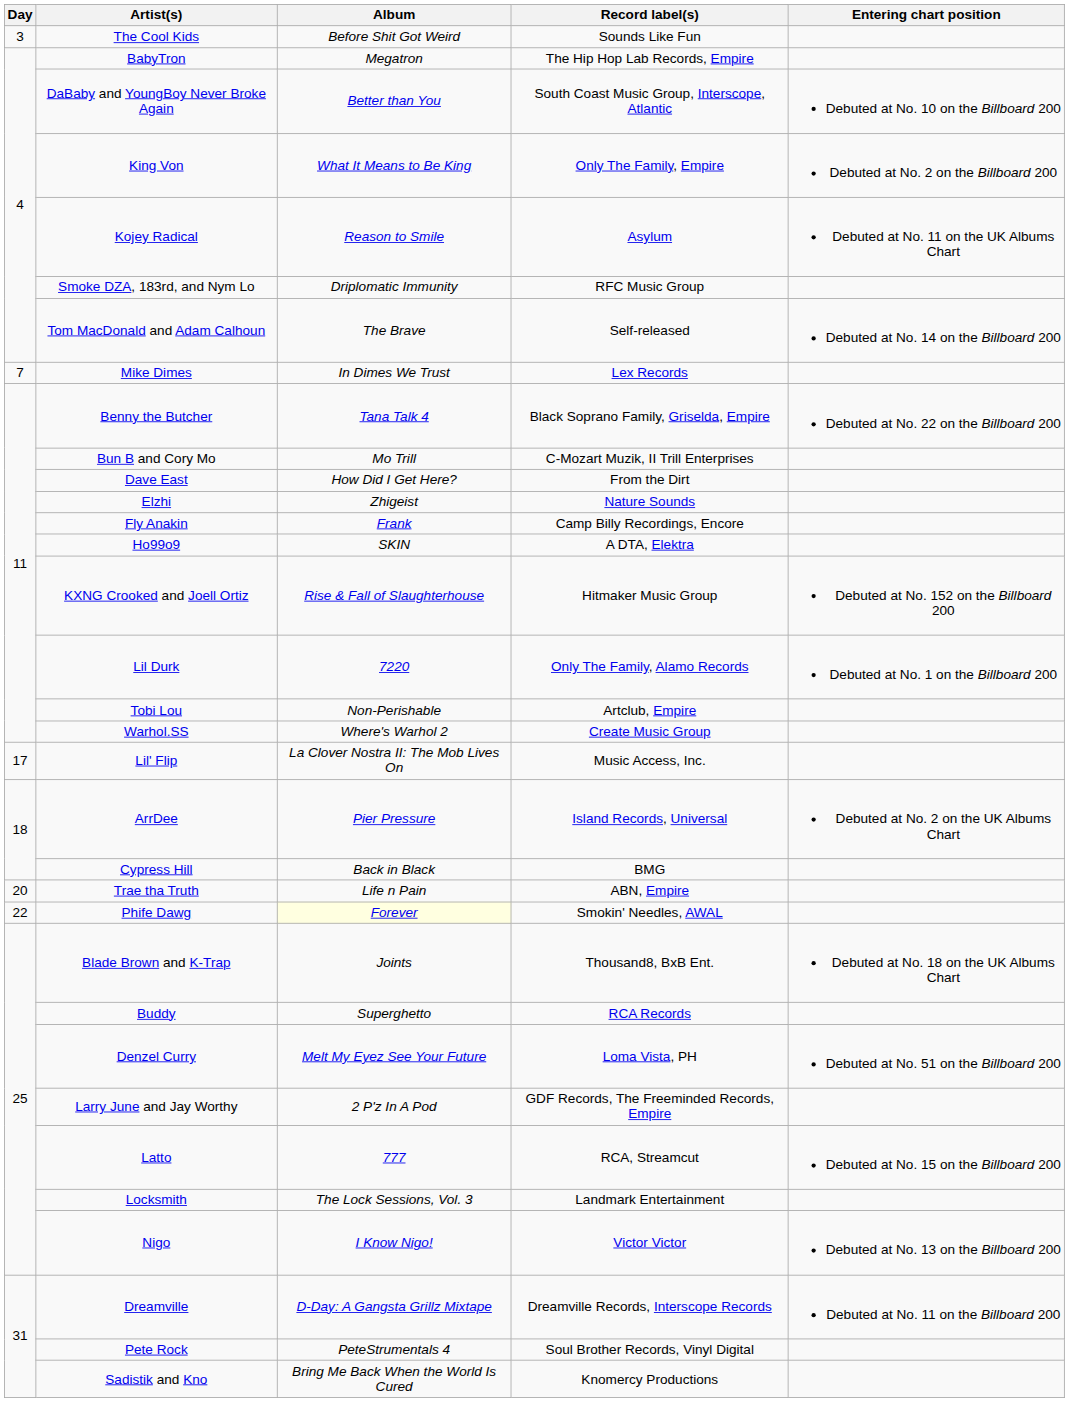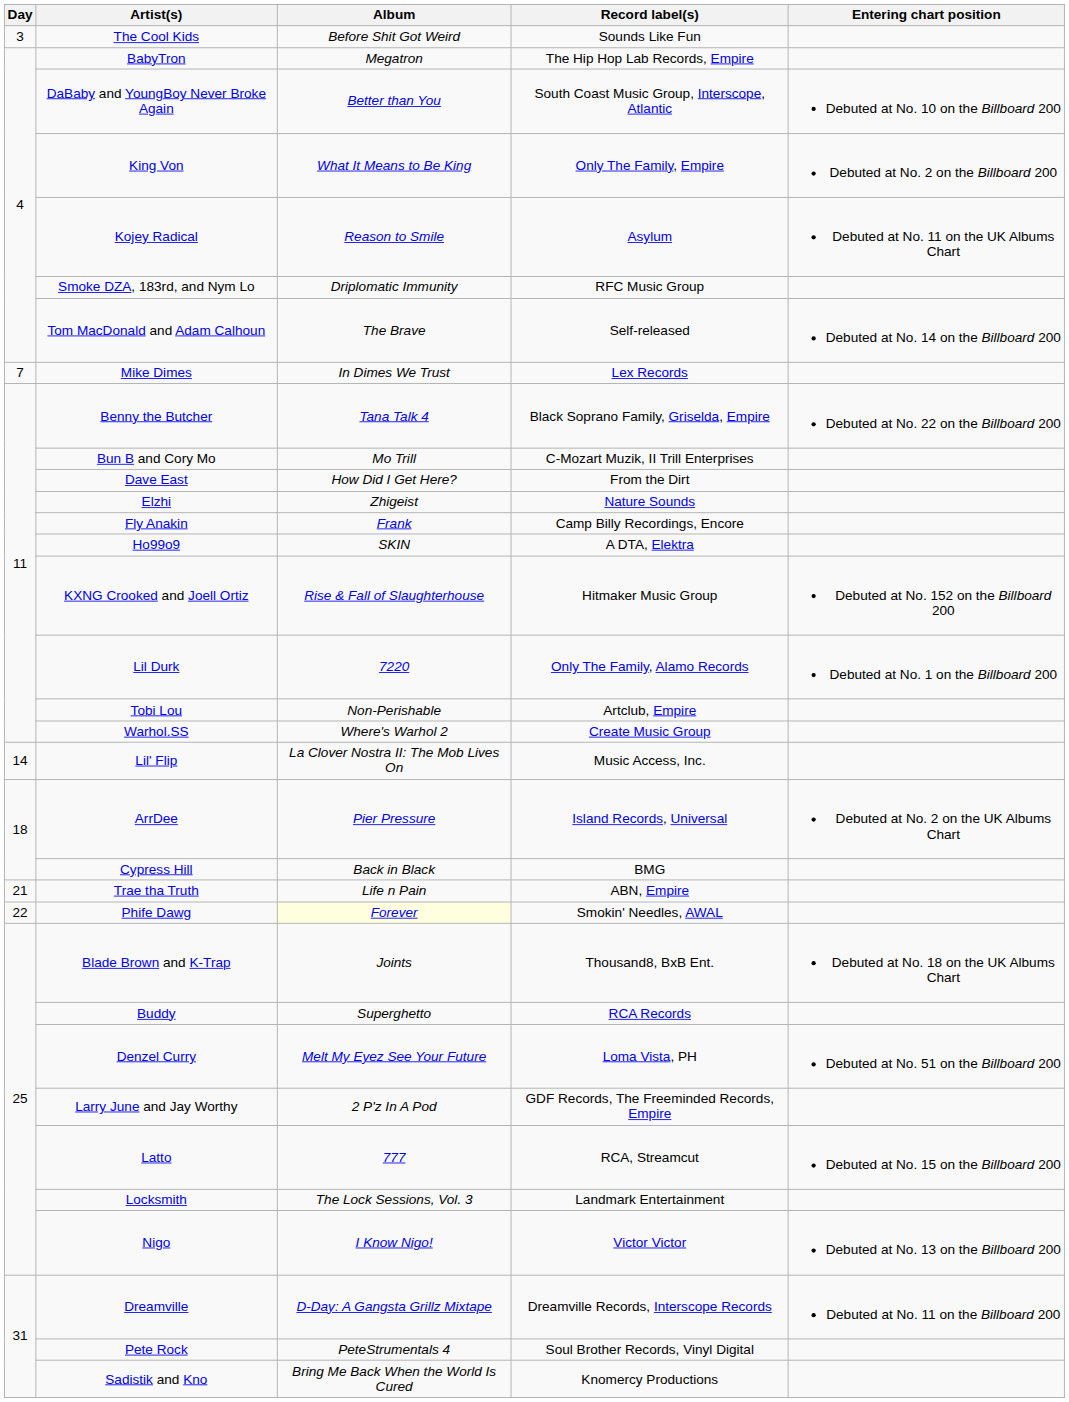(20, 760) 17 -> (20, 760) 14
(20, 890) 20 -> (20, 890) 21
